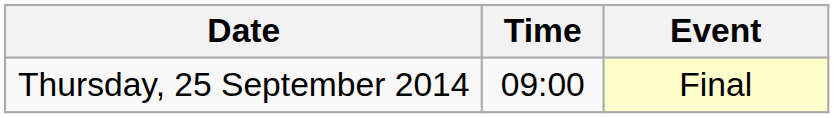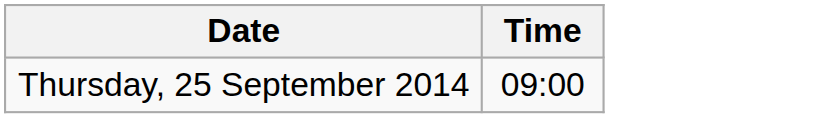- column: (716, 31)
